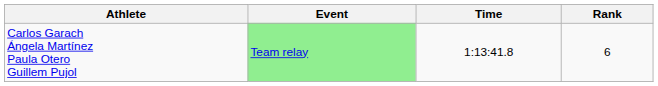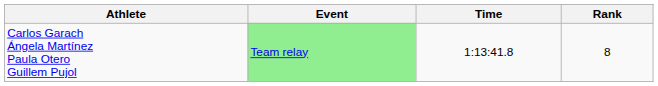(607, 52) 6 -> (607, 52) 8
